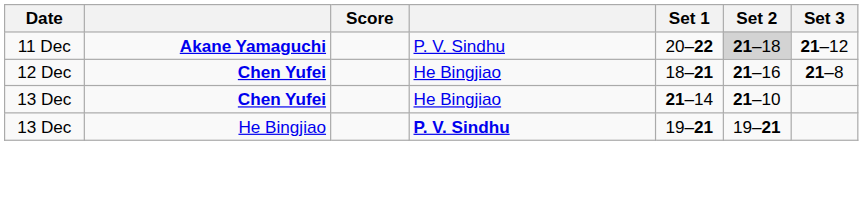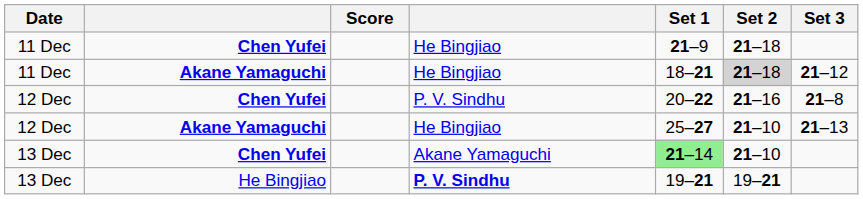+ row: (44, 46)
(459, 46) P. V. Sindhu -> (457, 73) He Bingjiao
(689, 46) 20–22 -> (689, 73) 18–21
(457, 73) He Bingjiao -> (459, 100) P. V. Sindhu
(689, 73) 18–21 -> (689, 100) 20–22
+ row: (44, 127)
(457, 100) He Bingjiao -> (482, 154) Akane Yamaguchi
(689, 100) no background -> (689, 154) lightgreen background
